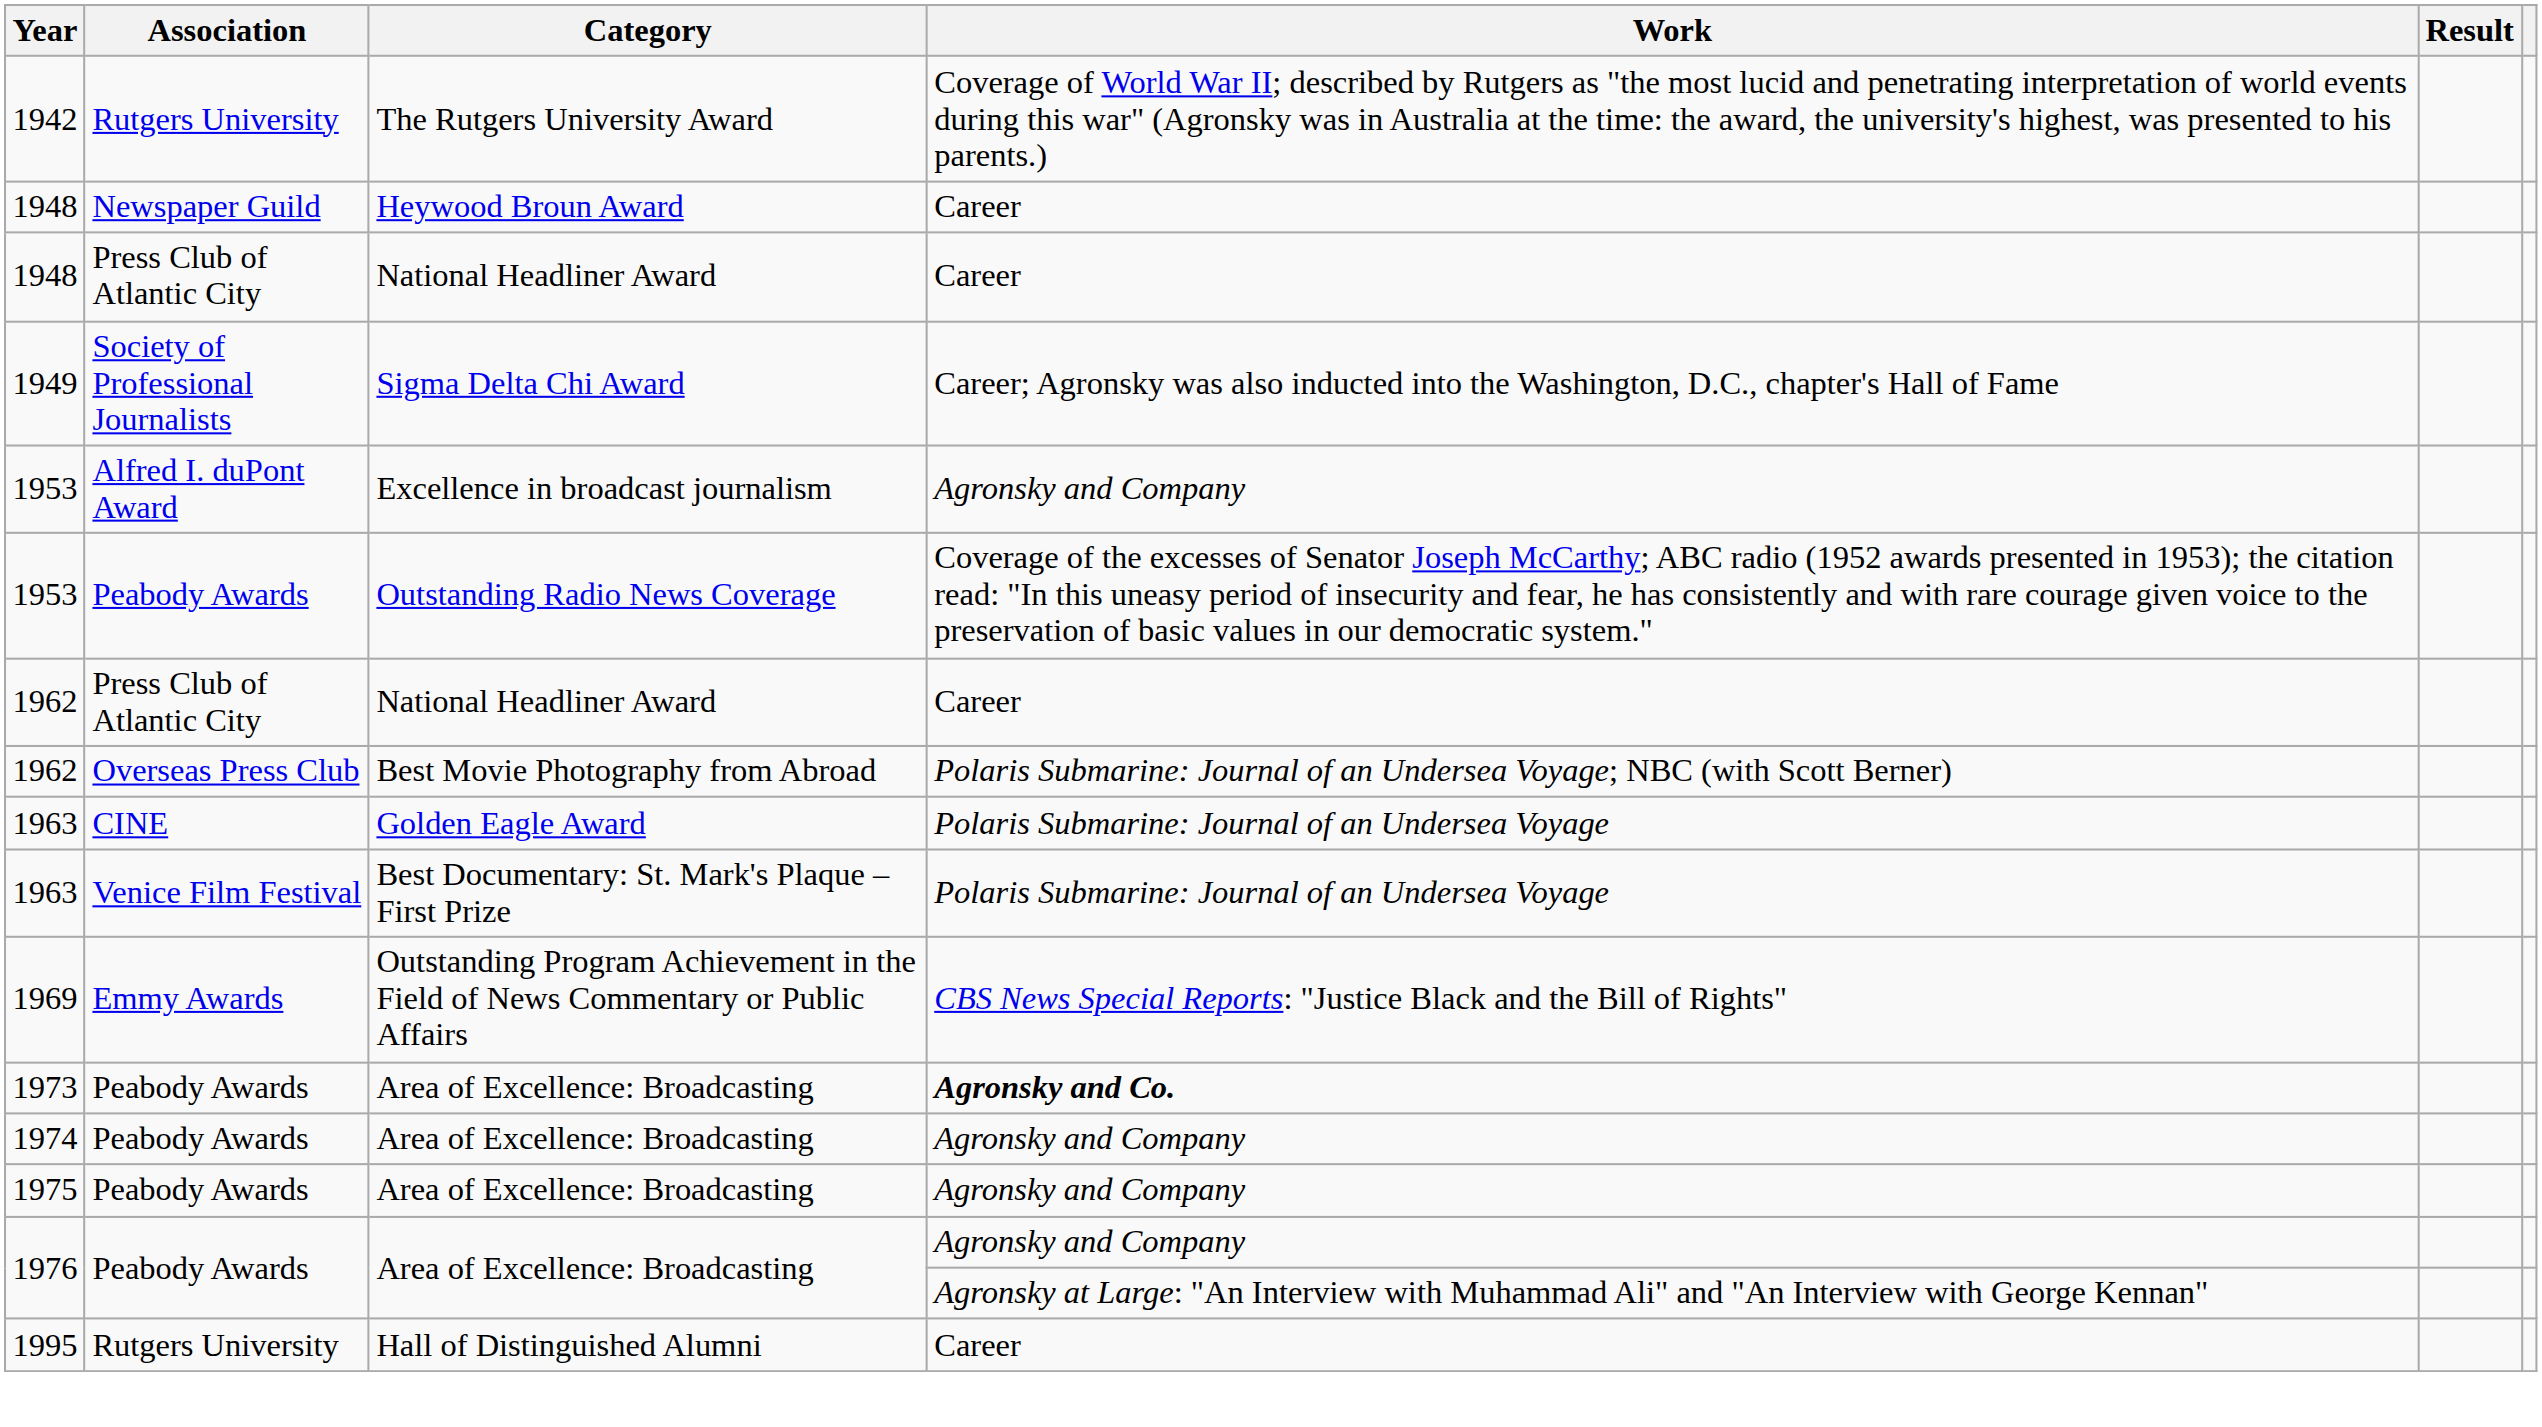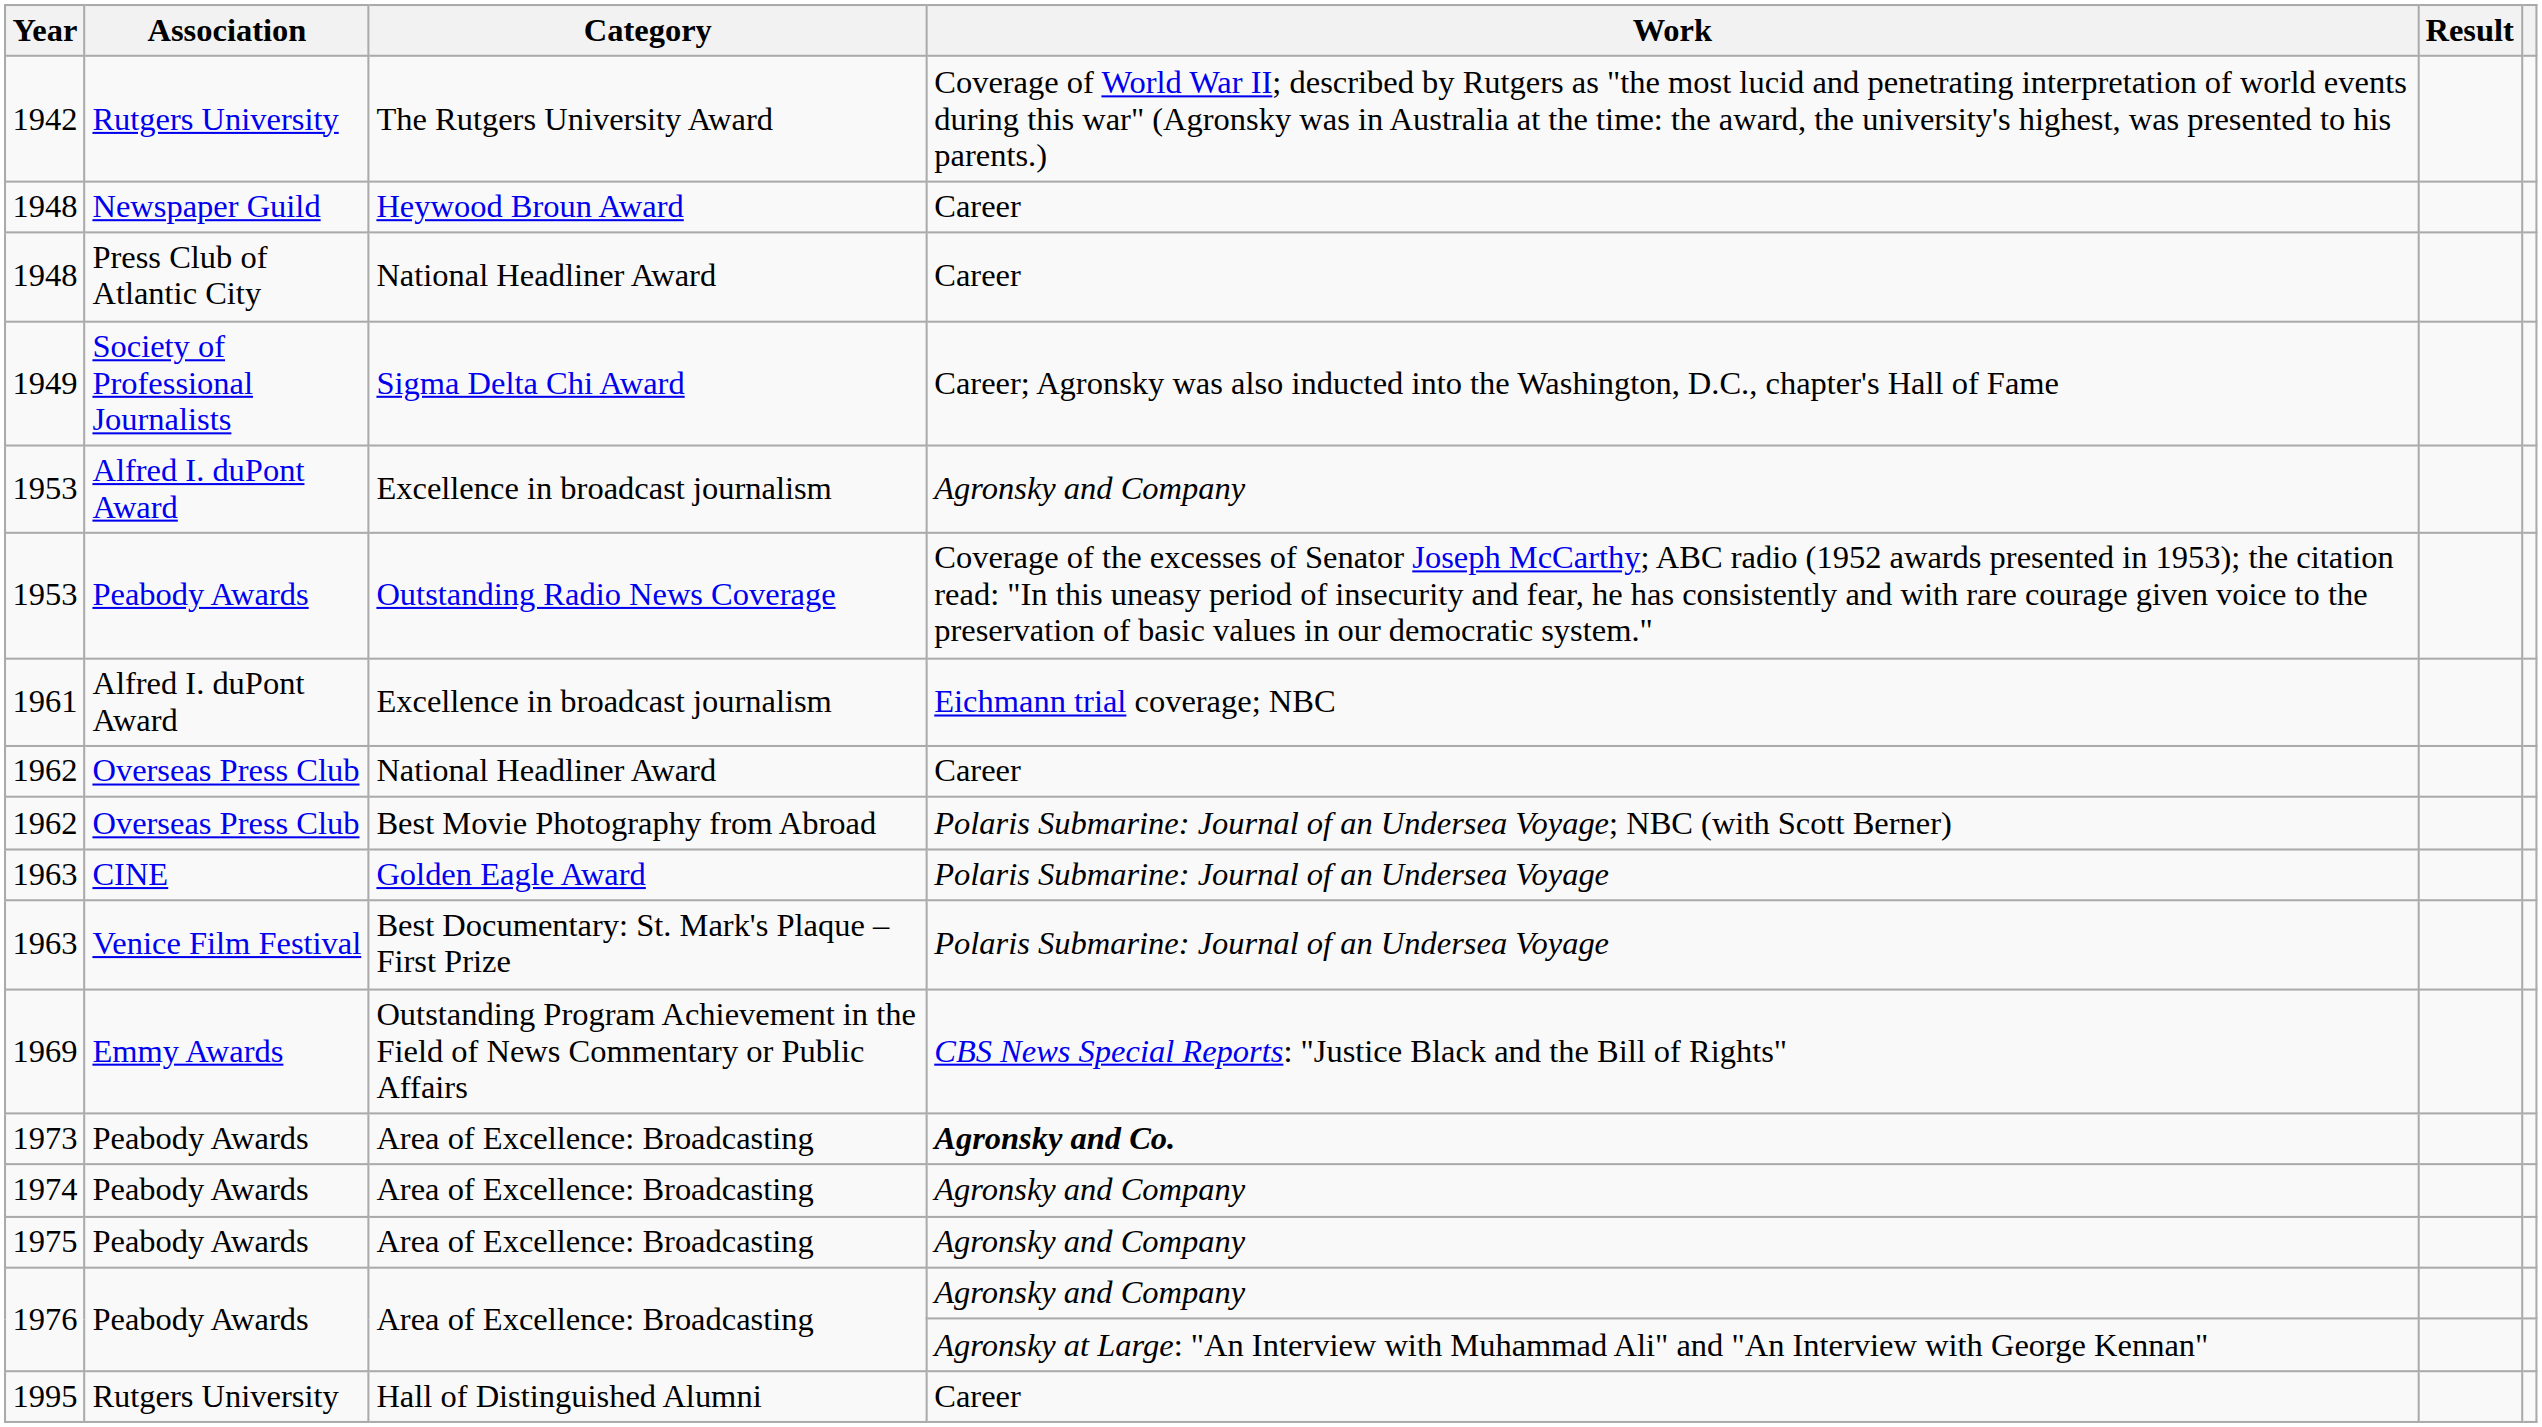+ row: (45, 701)
(180, 701) Press Club of Atlantic City -> (226, 771) Overseas Press Club
